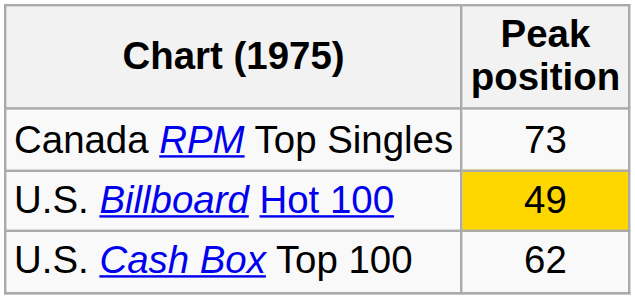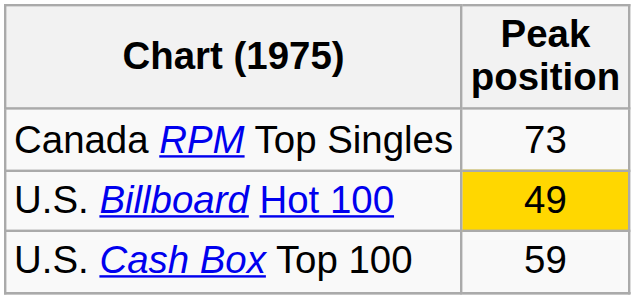(545, 260) 62 -> (545, 260) 59
